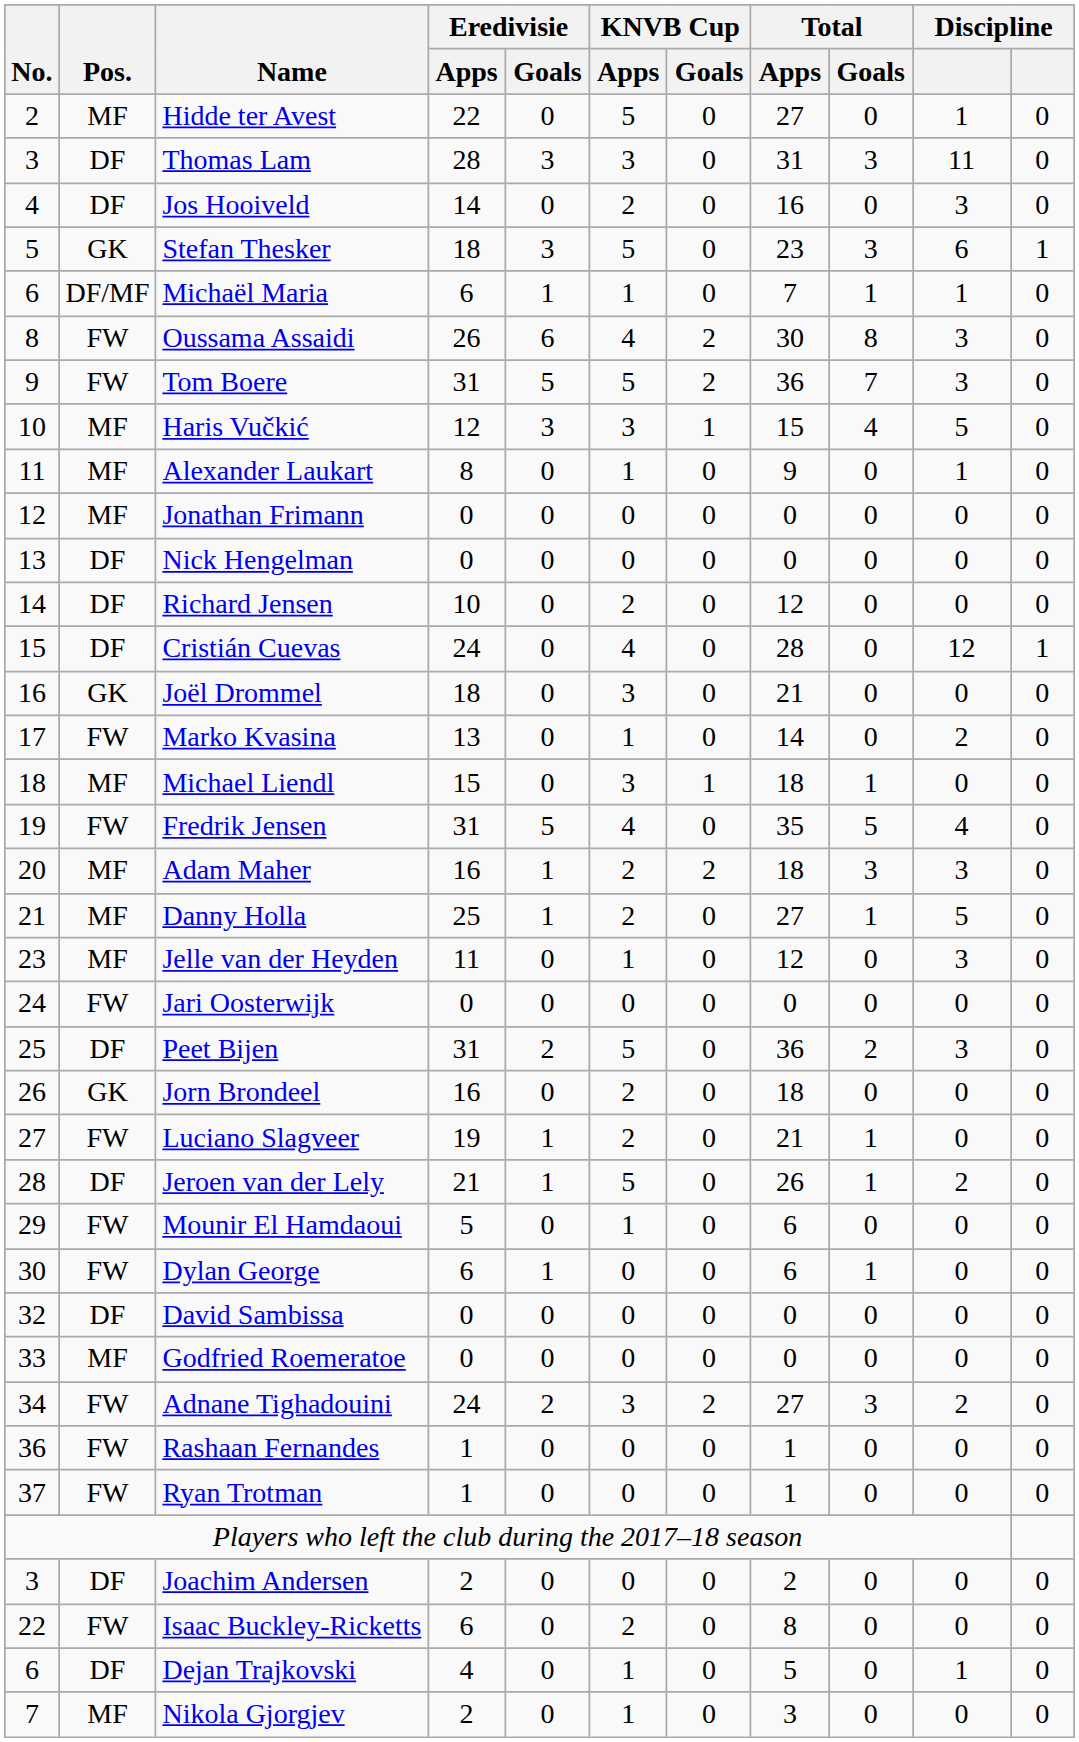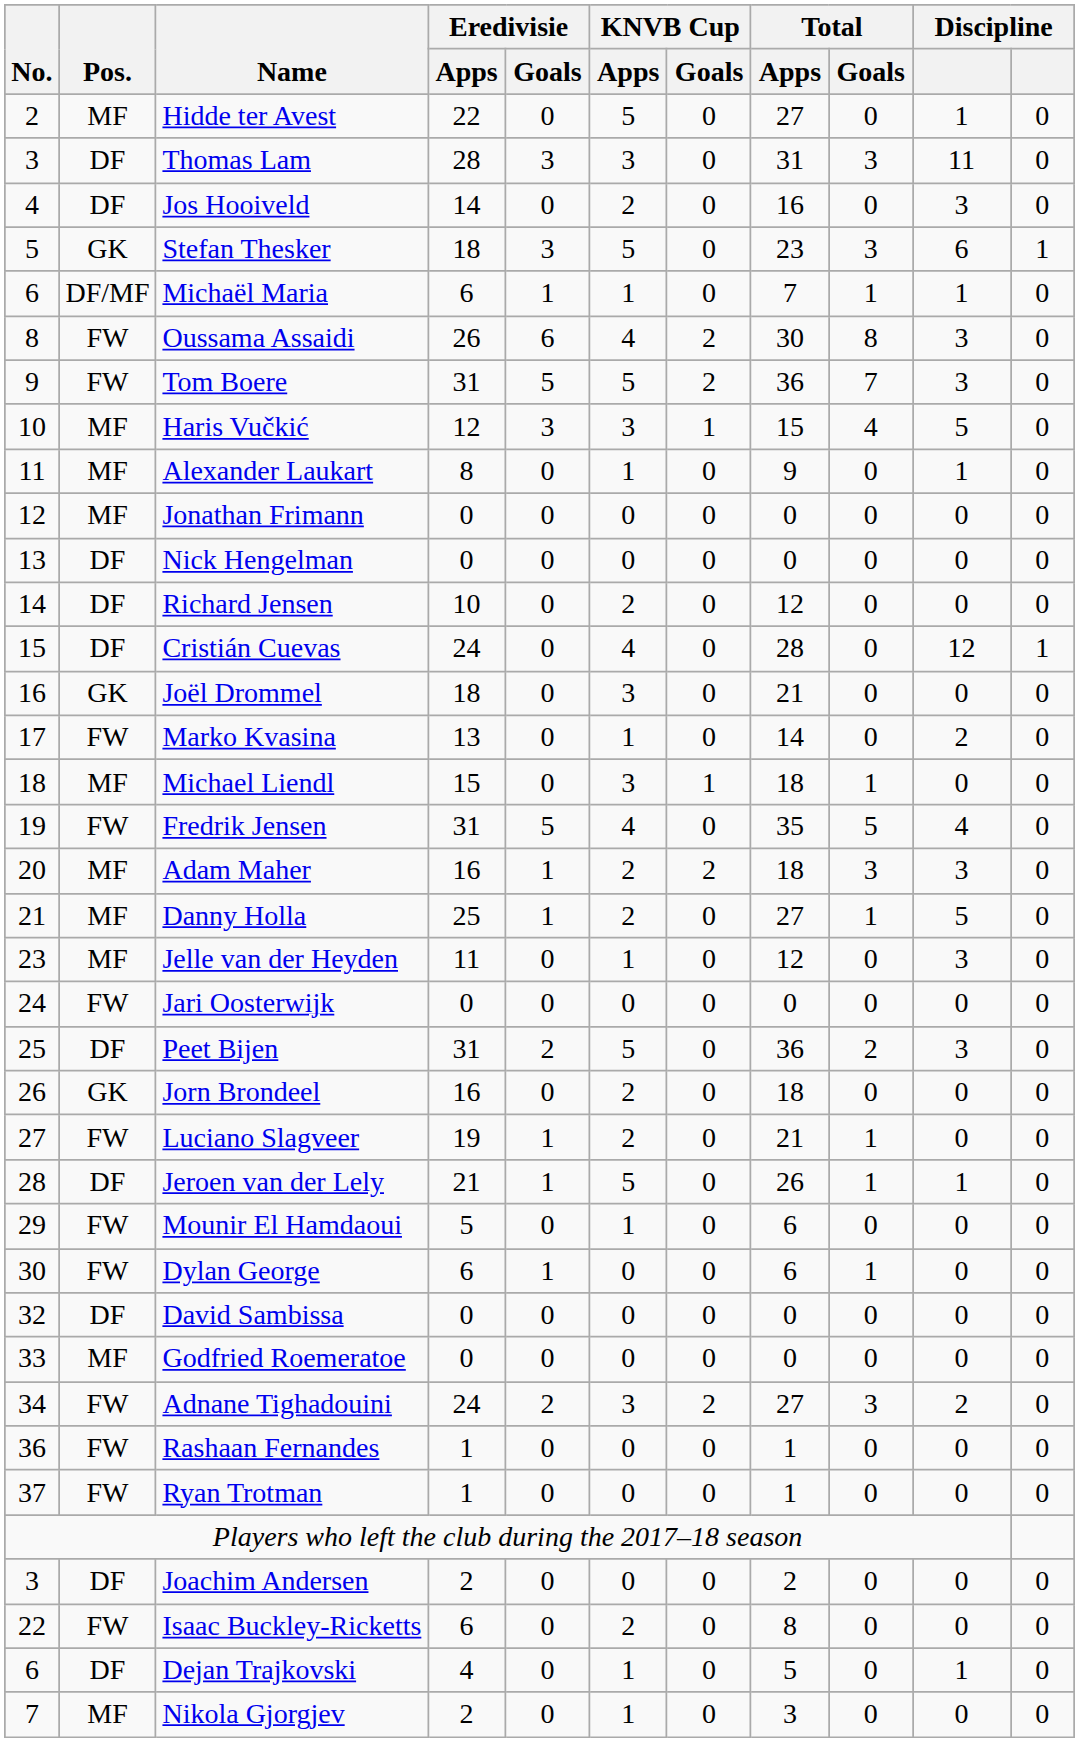(962, 1181) 2 -> (962, 1181) 1
